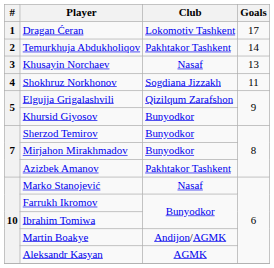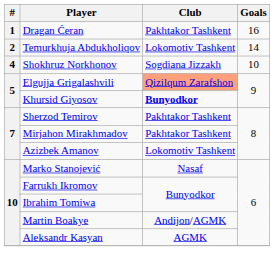(190, 30) Lokomotiv Tashkent -> (188, 30) Pakhtakor Tashkent
(253, 30) 17 -> (253, 30) 16
(188, 47) Pakhtakor Tashkent -> (190, 47) Lokomotiv Tashkent
- row: (66, 64)
(253, 82) 11 -> (253, 64) 10
(189, 99) no background -> (189, 82) lightsalmon background
(170, 116) normal -> (171, 99) bold
(170, 133) Bunyodkor -> (188, 116) Pakhtakor Tashkent
(170, 151) Bunyodkor -> (188, 133) Pakhtakor Tashkent
(188, 168) Pakhtakor Tashkent -> (190, 151) Lokomotiv Tashkent
